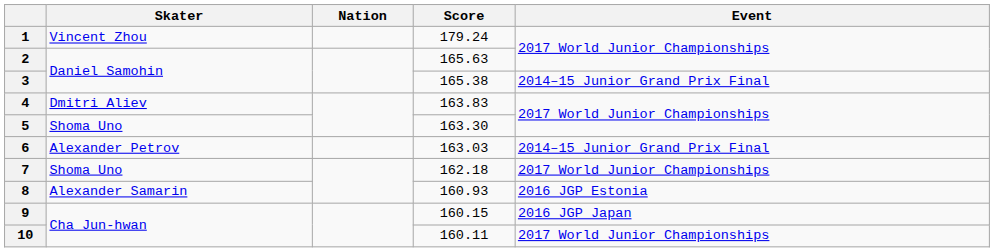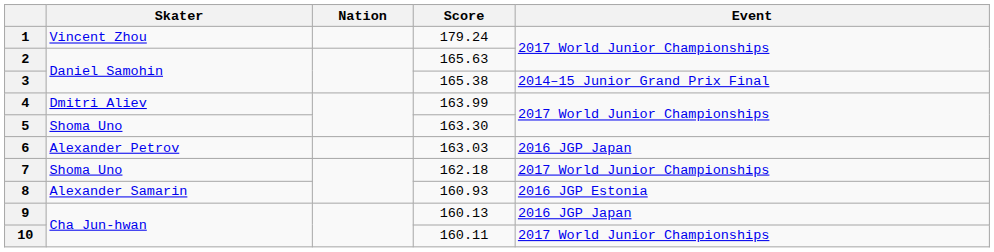(464, 104) 163.83 -> (464, 104) 163.99
(644, 148) 2014–15 Junior Grand Prix Final -> (575, 148) 2016 JGP Japan
(464, 214) 160.15 -> (464, 214) 160.13
